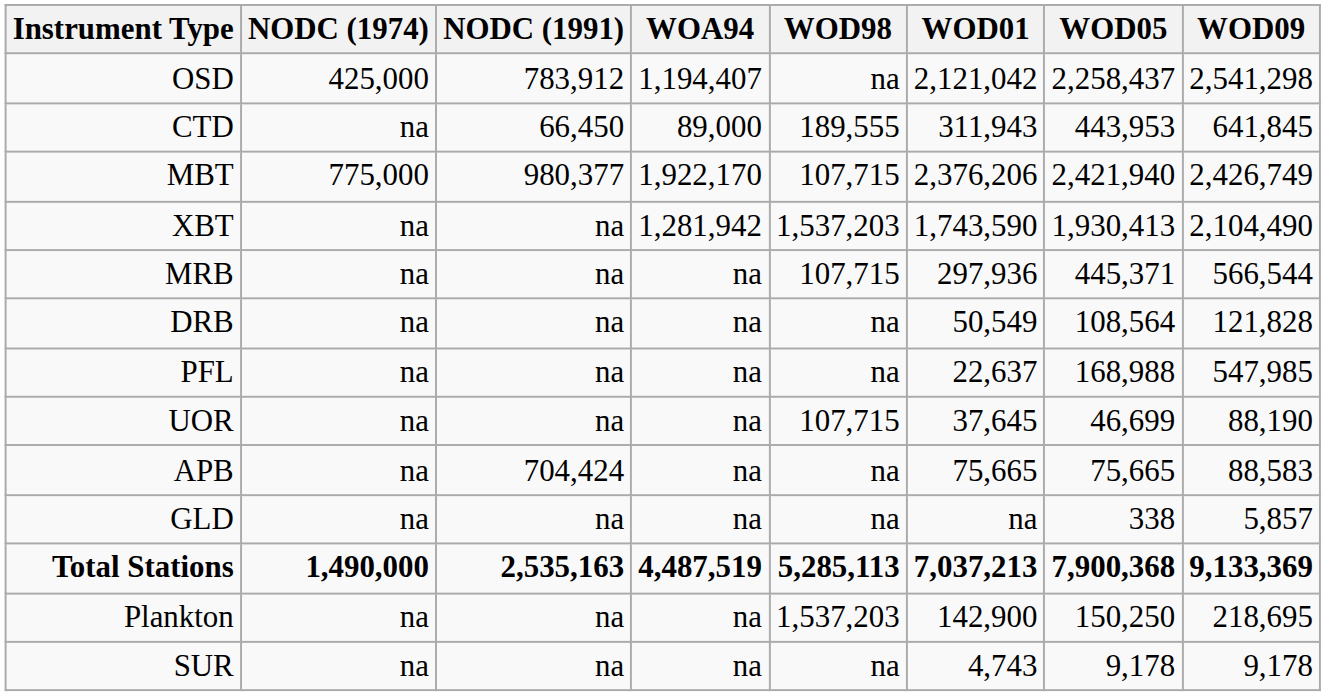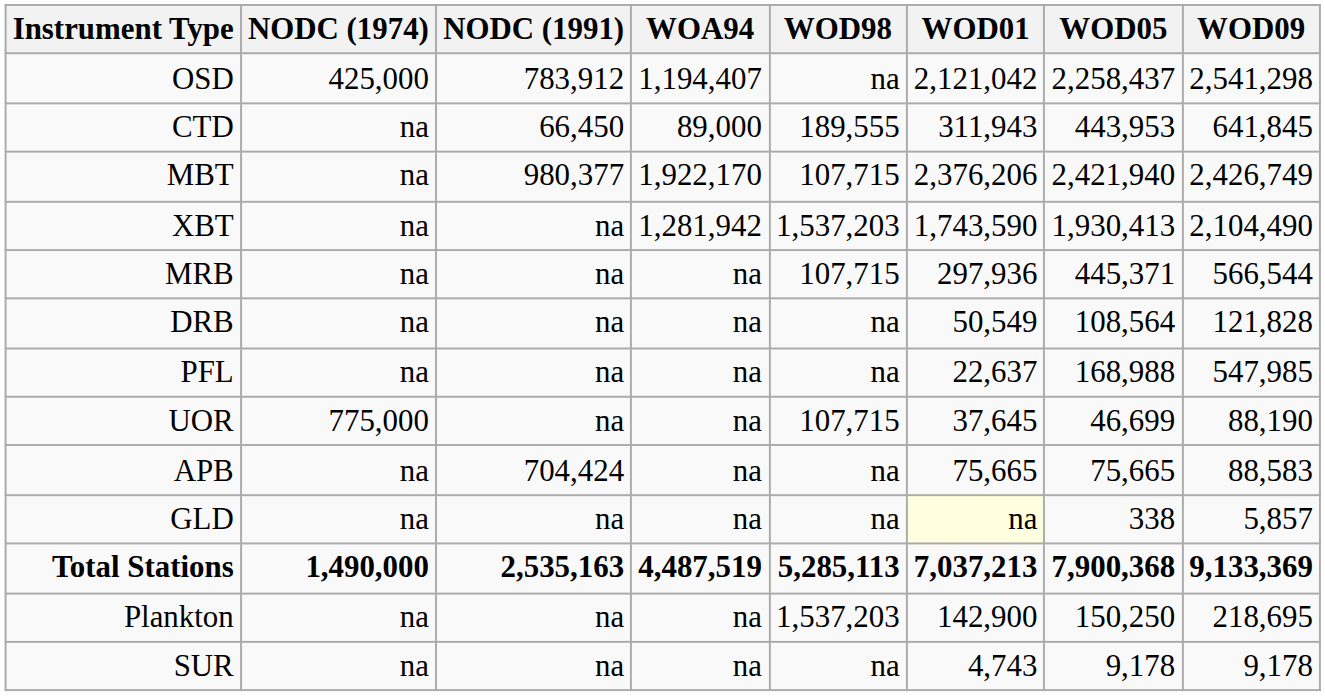(379, 175) 775,000 -> (414, 175) na
(414, 420) na -> (379, 420) 775,000
(1023, 518) no background -> (1023, 518) lightyellow background
